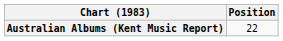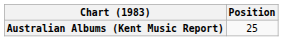(252, 28) 22 -> (252, 28) 25
